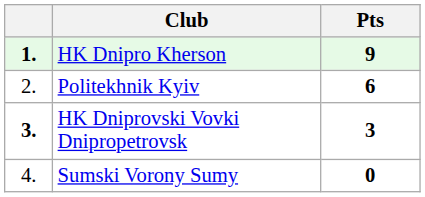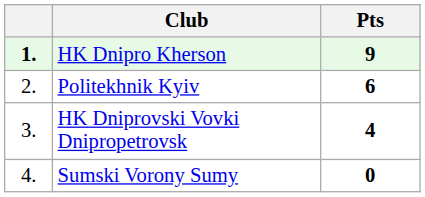(29, 130) bold -> (29, 130) normal
(370, 130) 3 -> (370, 130) 4
